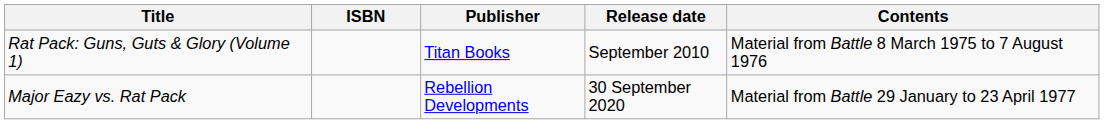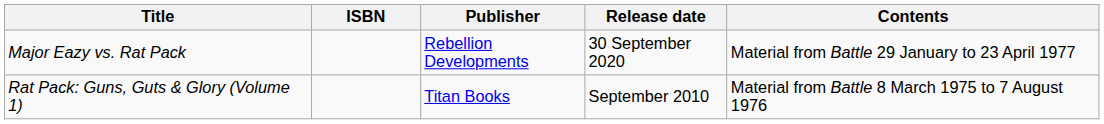rows swapped: (149, 52) <-> (97, 96)
